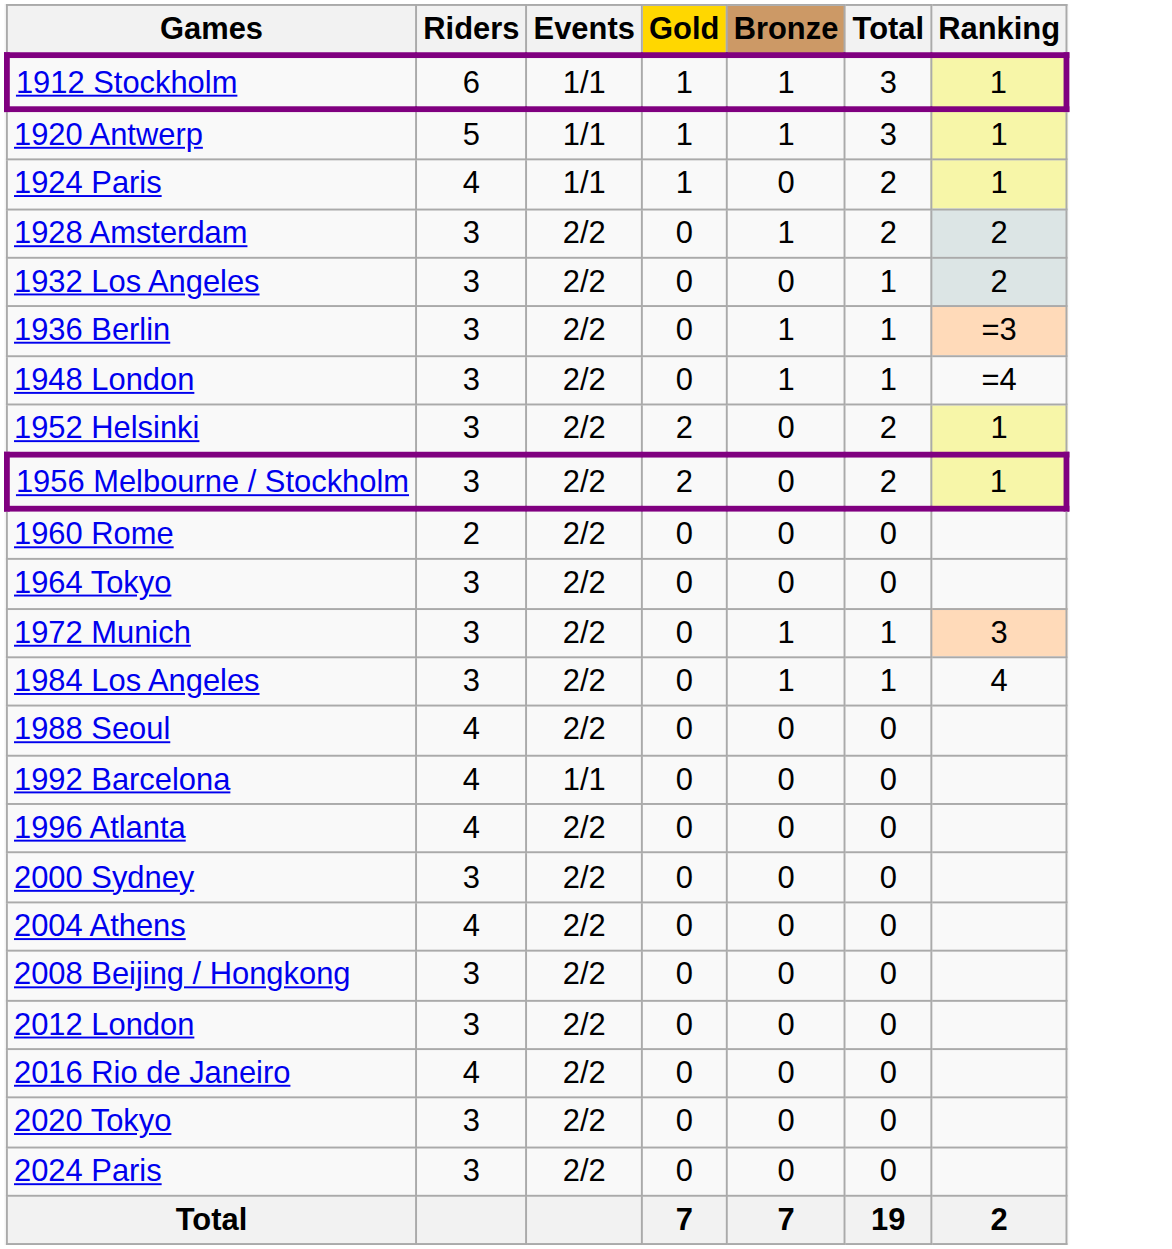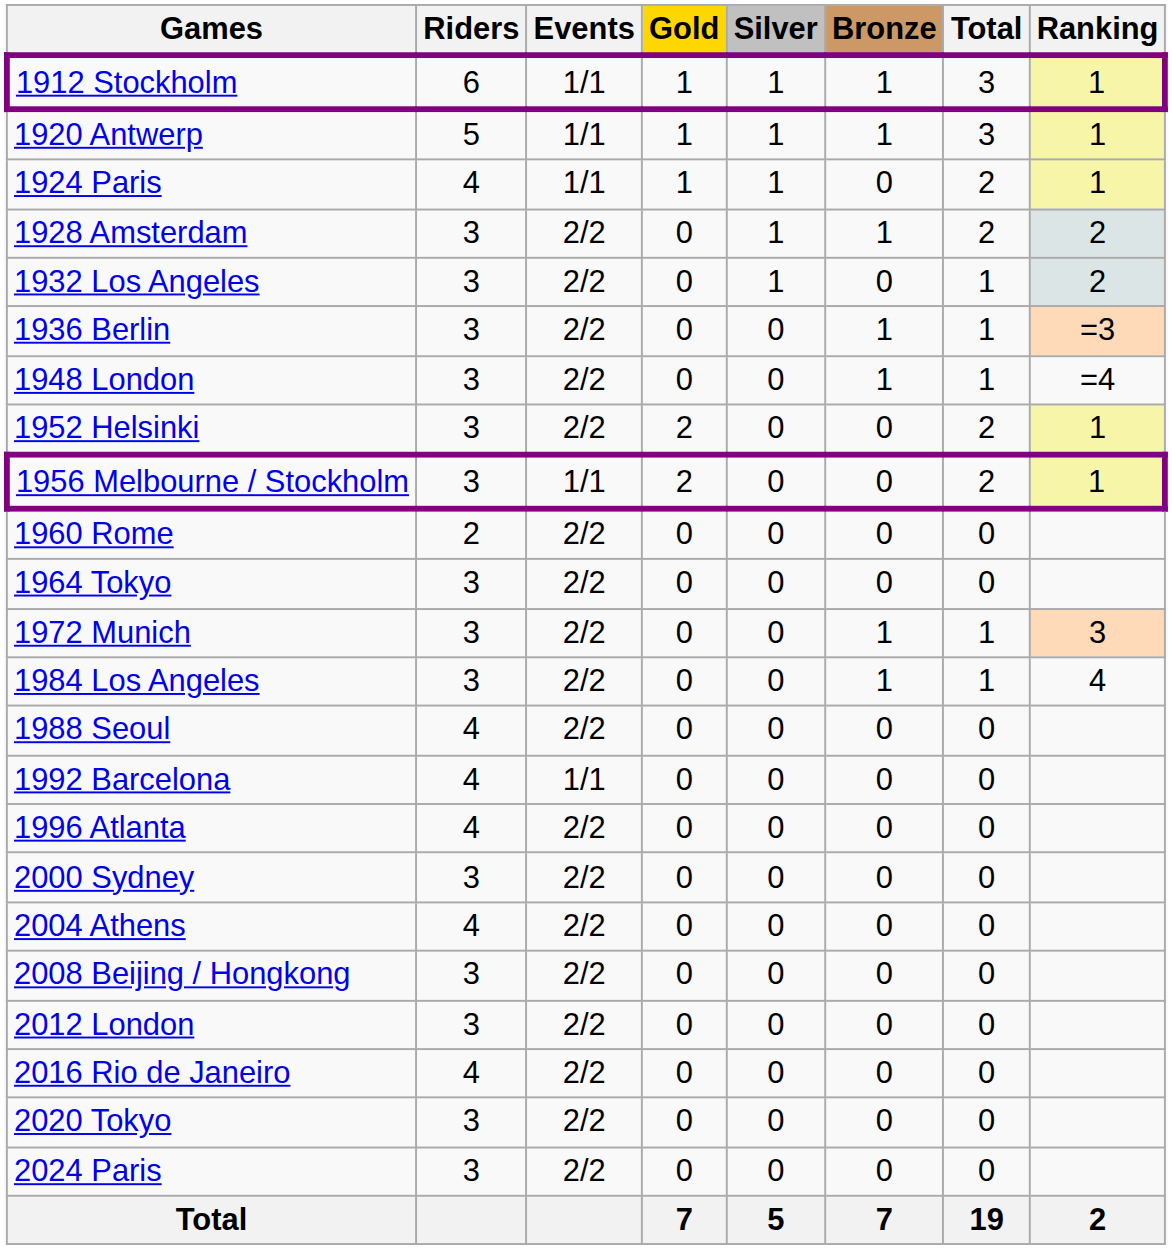+ column: (776, 28)
(584, 481) 2/2 -> (584, 481) 1/1
